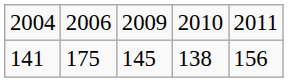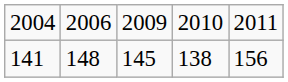(83, 58) 175 -> (83, 58) 148
